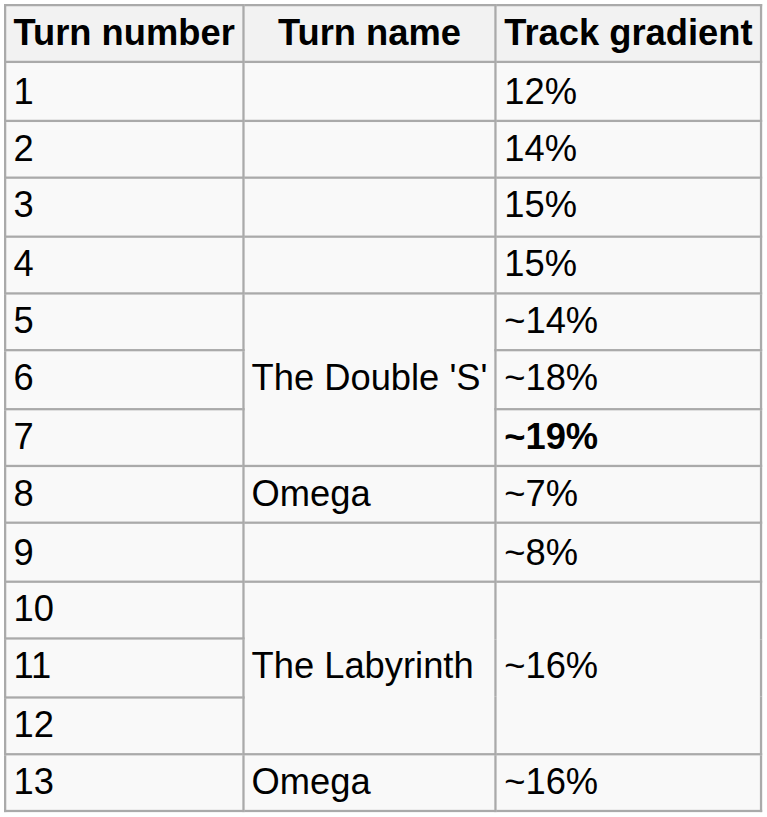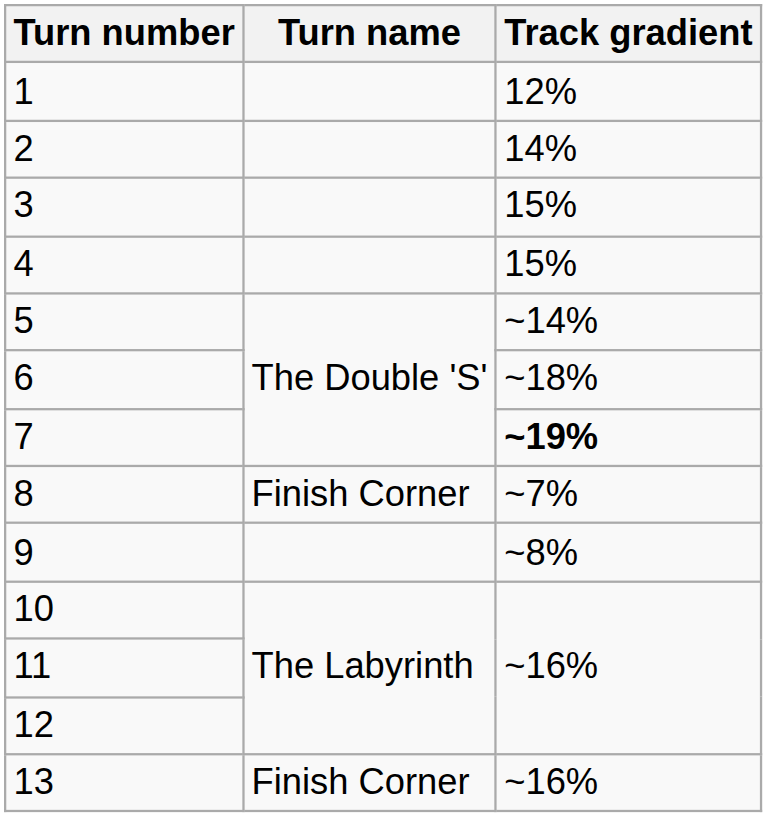(311, 494) Omega -> (361, 494) Finish Corner
(311, 782) Omega -> (361, 782) Finish Corner
